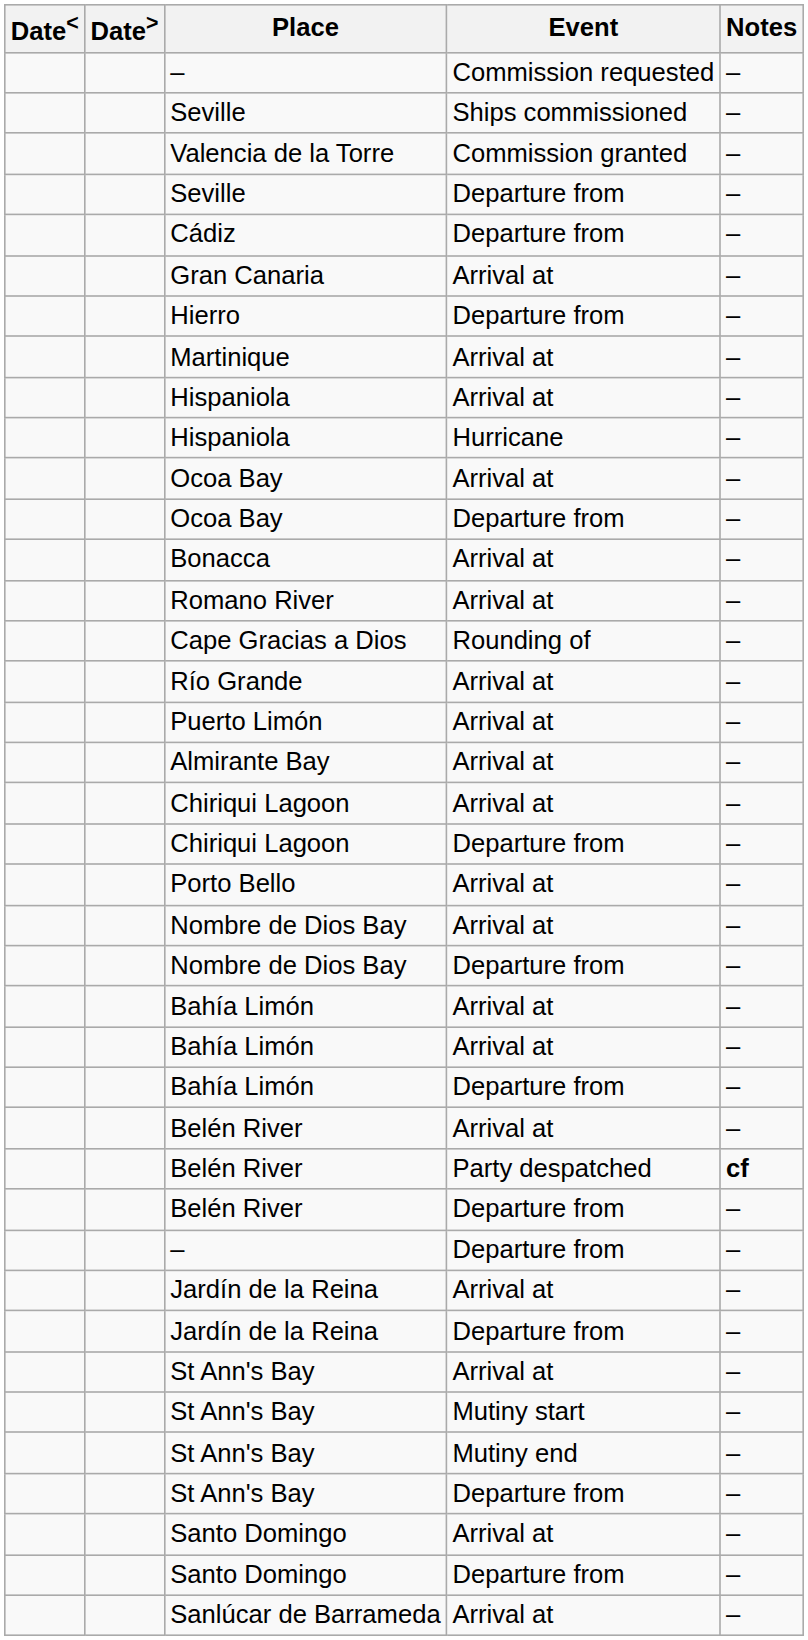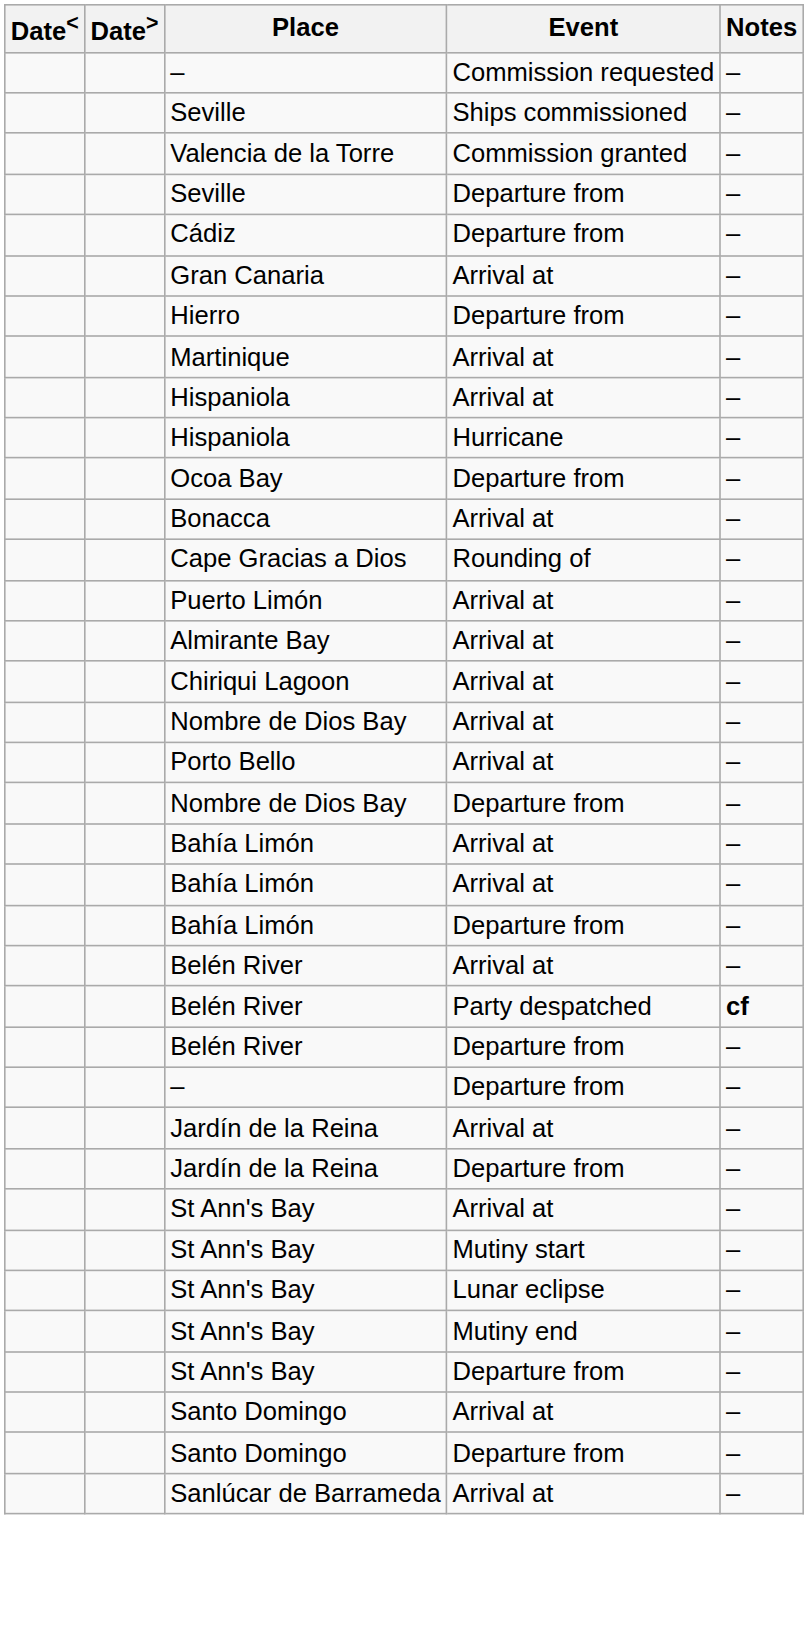- row: (226, 478)
- row: (252, 600)
- row: (236, 681)
- row: (260, 843)
rows swapped: (233, 884) <-> (288, 924)
+ row: (242, 1290)
